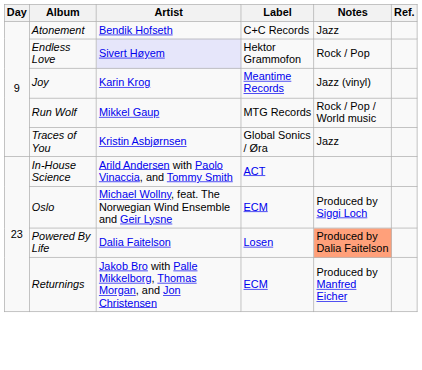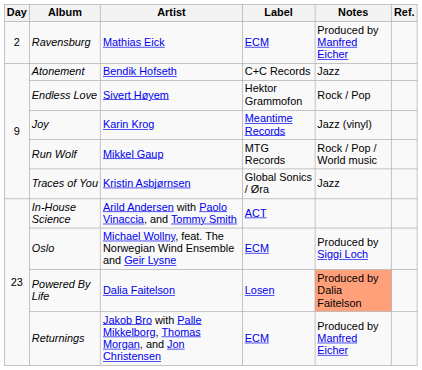+ row: (61, 42)
(132, 53) lavender background -> (136, 95) no background
